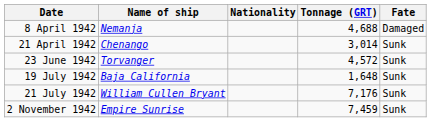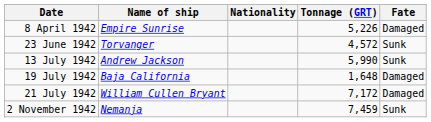(121, 29) Nemanja -> (142, 29) Empire Sunrise
(363, 29) 4,688 -> (363, 29) 5,226
- row: (57, 45)
+ row: (60, 61)
(394, 77) Sunk -> (403, 77) Damaged
(363, 93) 7,176 -> (363, 93) 7,172
(394, 93) Sunk -> (403, 93) Damaged
(142, 109) Empire Sunrise -> (121, 109) Nemanja
